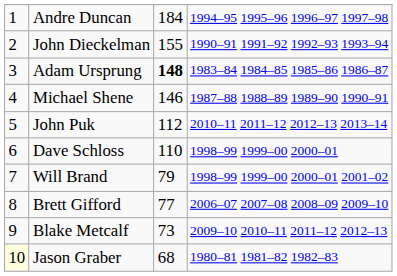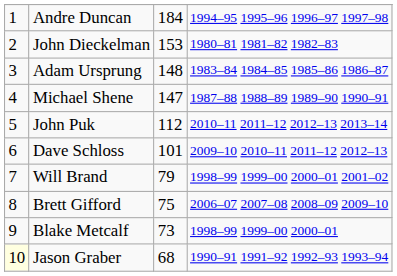(170, 44) 155 -> (170, 44) 153
(289, 44) 1990–91 1991–92 1992–93 1993–94 -> (264, 44) 1980–81 1981–82 1982–83
(170, 71) bold -> (170, 71) normal
(170, 97) 146 -> (170, 97) 147
(170, 151) 110 -> (170, 151) 101
(264, 151) 1998–99 1999–00 2000–01 -> (289, 151) 2009–10 2010–11 2011–12 2012–13
(166, 204) 77 -> (166, 204) 75
(289, 230) 2009–10 2010–11 2011–12 2012–13 -> (264, 230) 1998–99 1999–00 2000–01
(264, 257) 1980–81 1981–82 1982–83 -> (289, 257) 1990–91 1991–92 1992–93 1993–94
